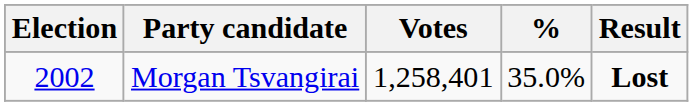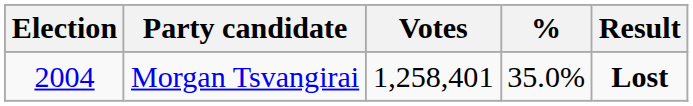(65, 76) 2002 -> (65, 76) 2004
